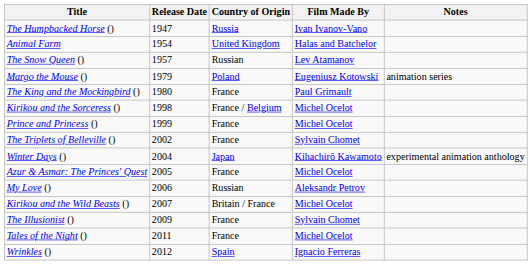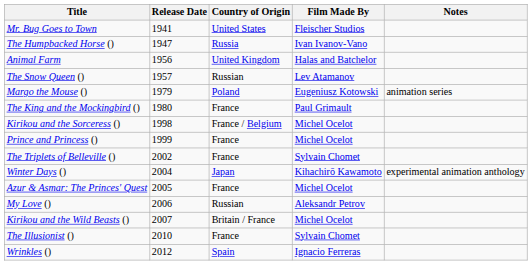+ row: (52, 28)
(162, 44) 1954 -> (162, 60) 1956
(162, 220) 2009 -> (162, 236) 2010
- row: (47, 236)
